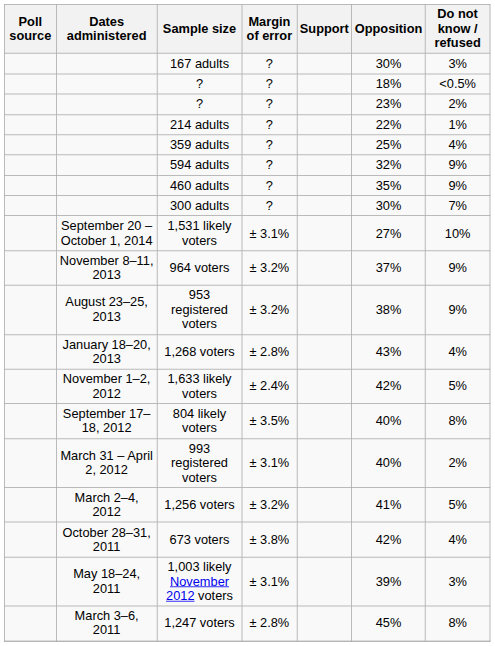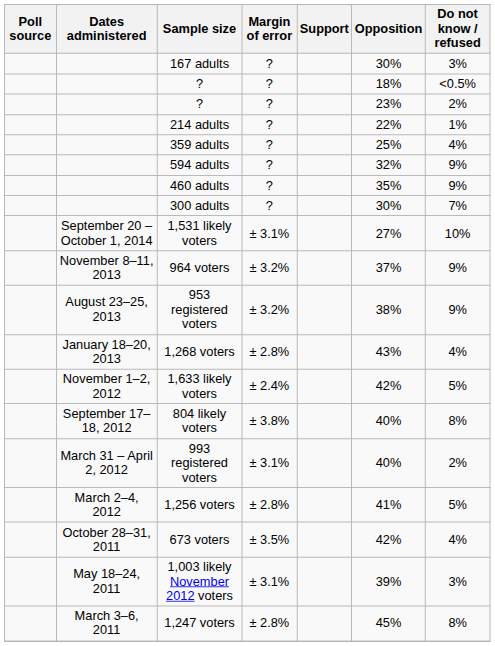(269, 421) ± 3.5% -> (269, 421) ± 3.8%
(269, 505) ± 3.2% -> (269, 505) ± 2.8%
(269, 539) ± 3.8% -> (269, 539) ± 3.5%
